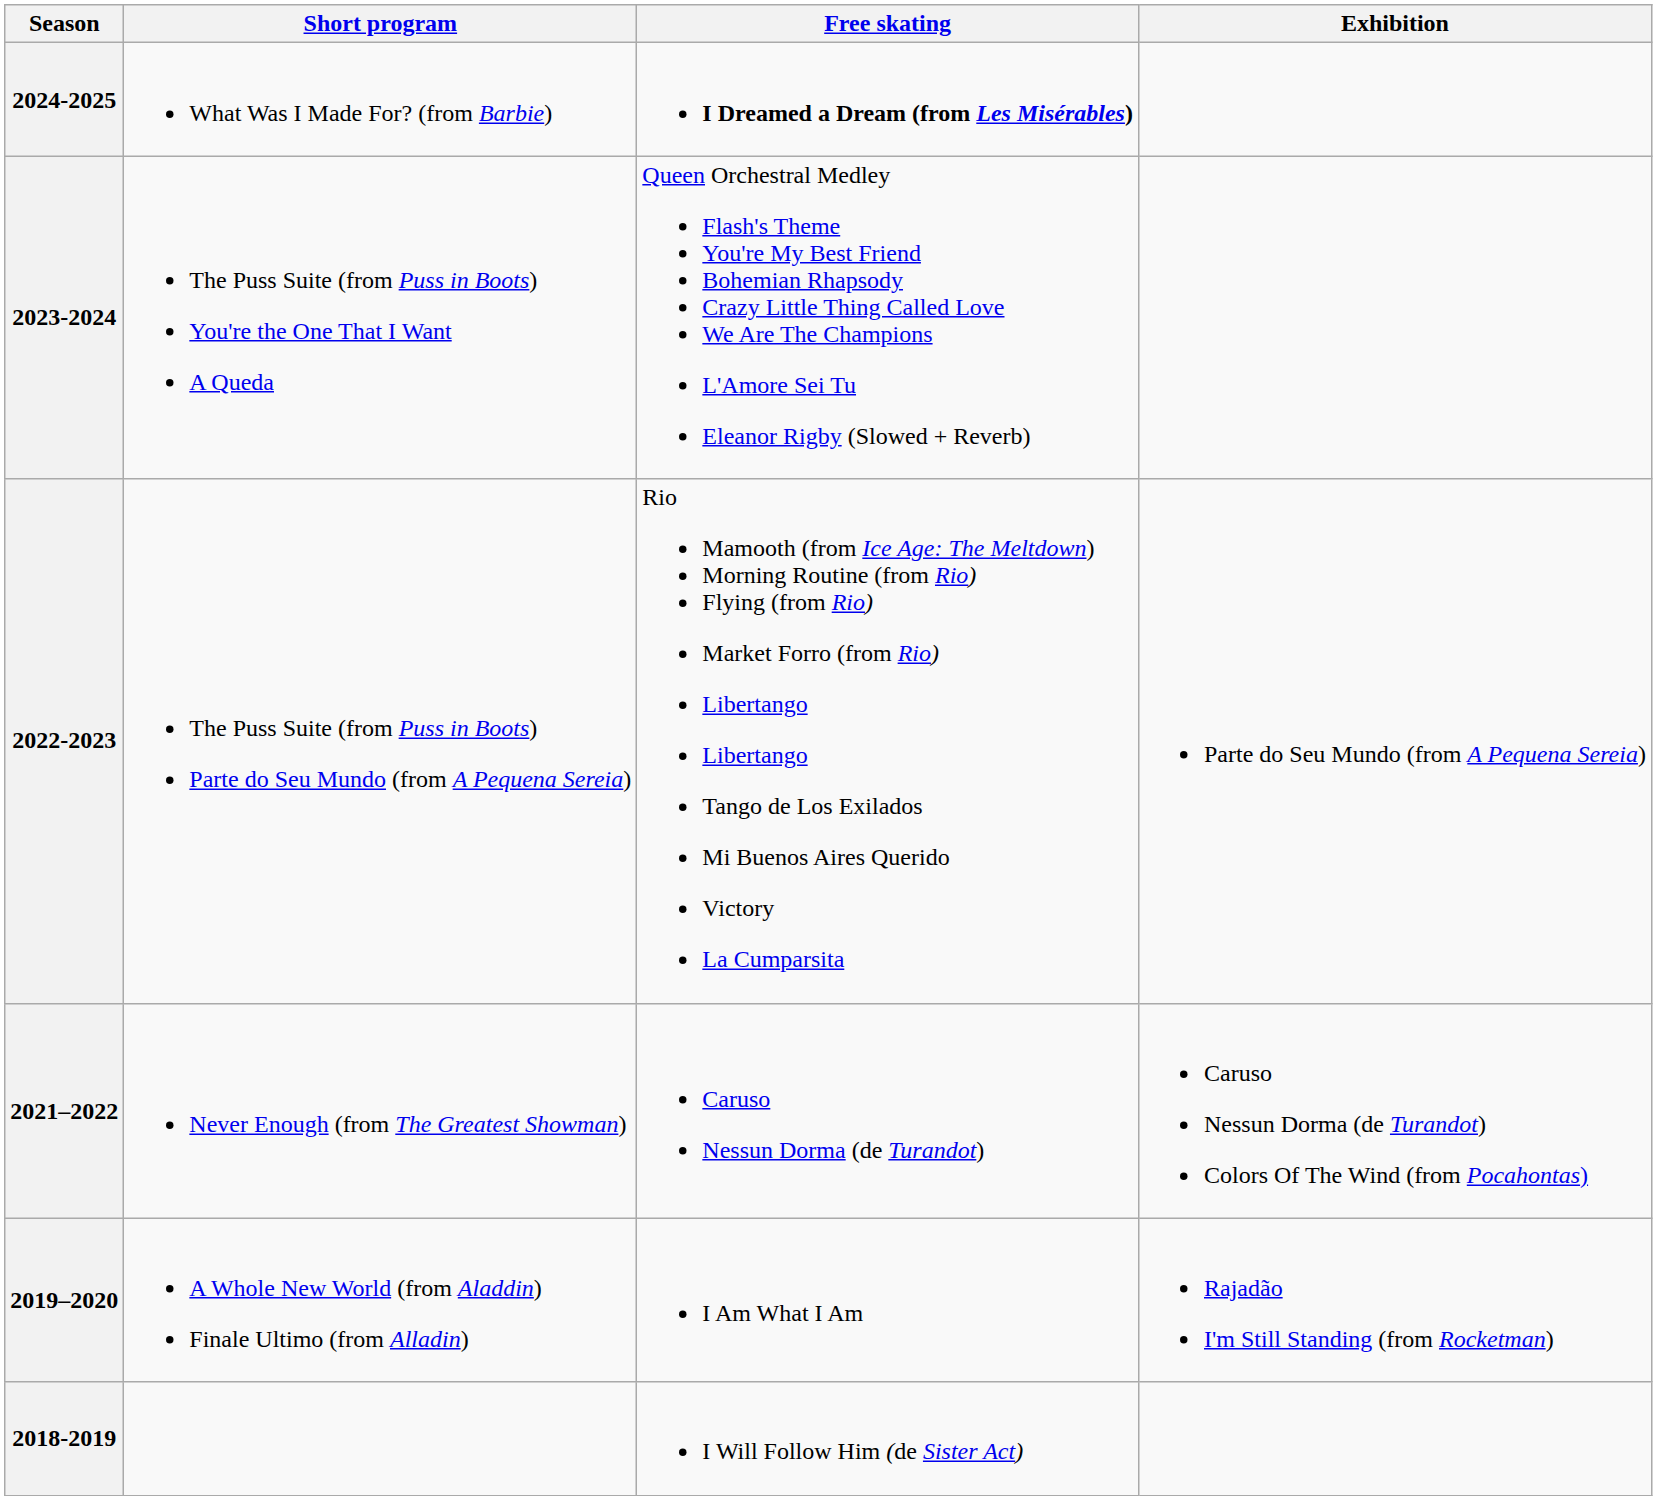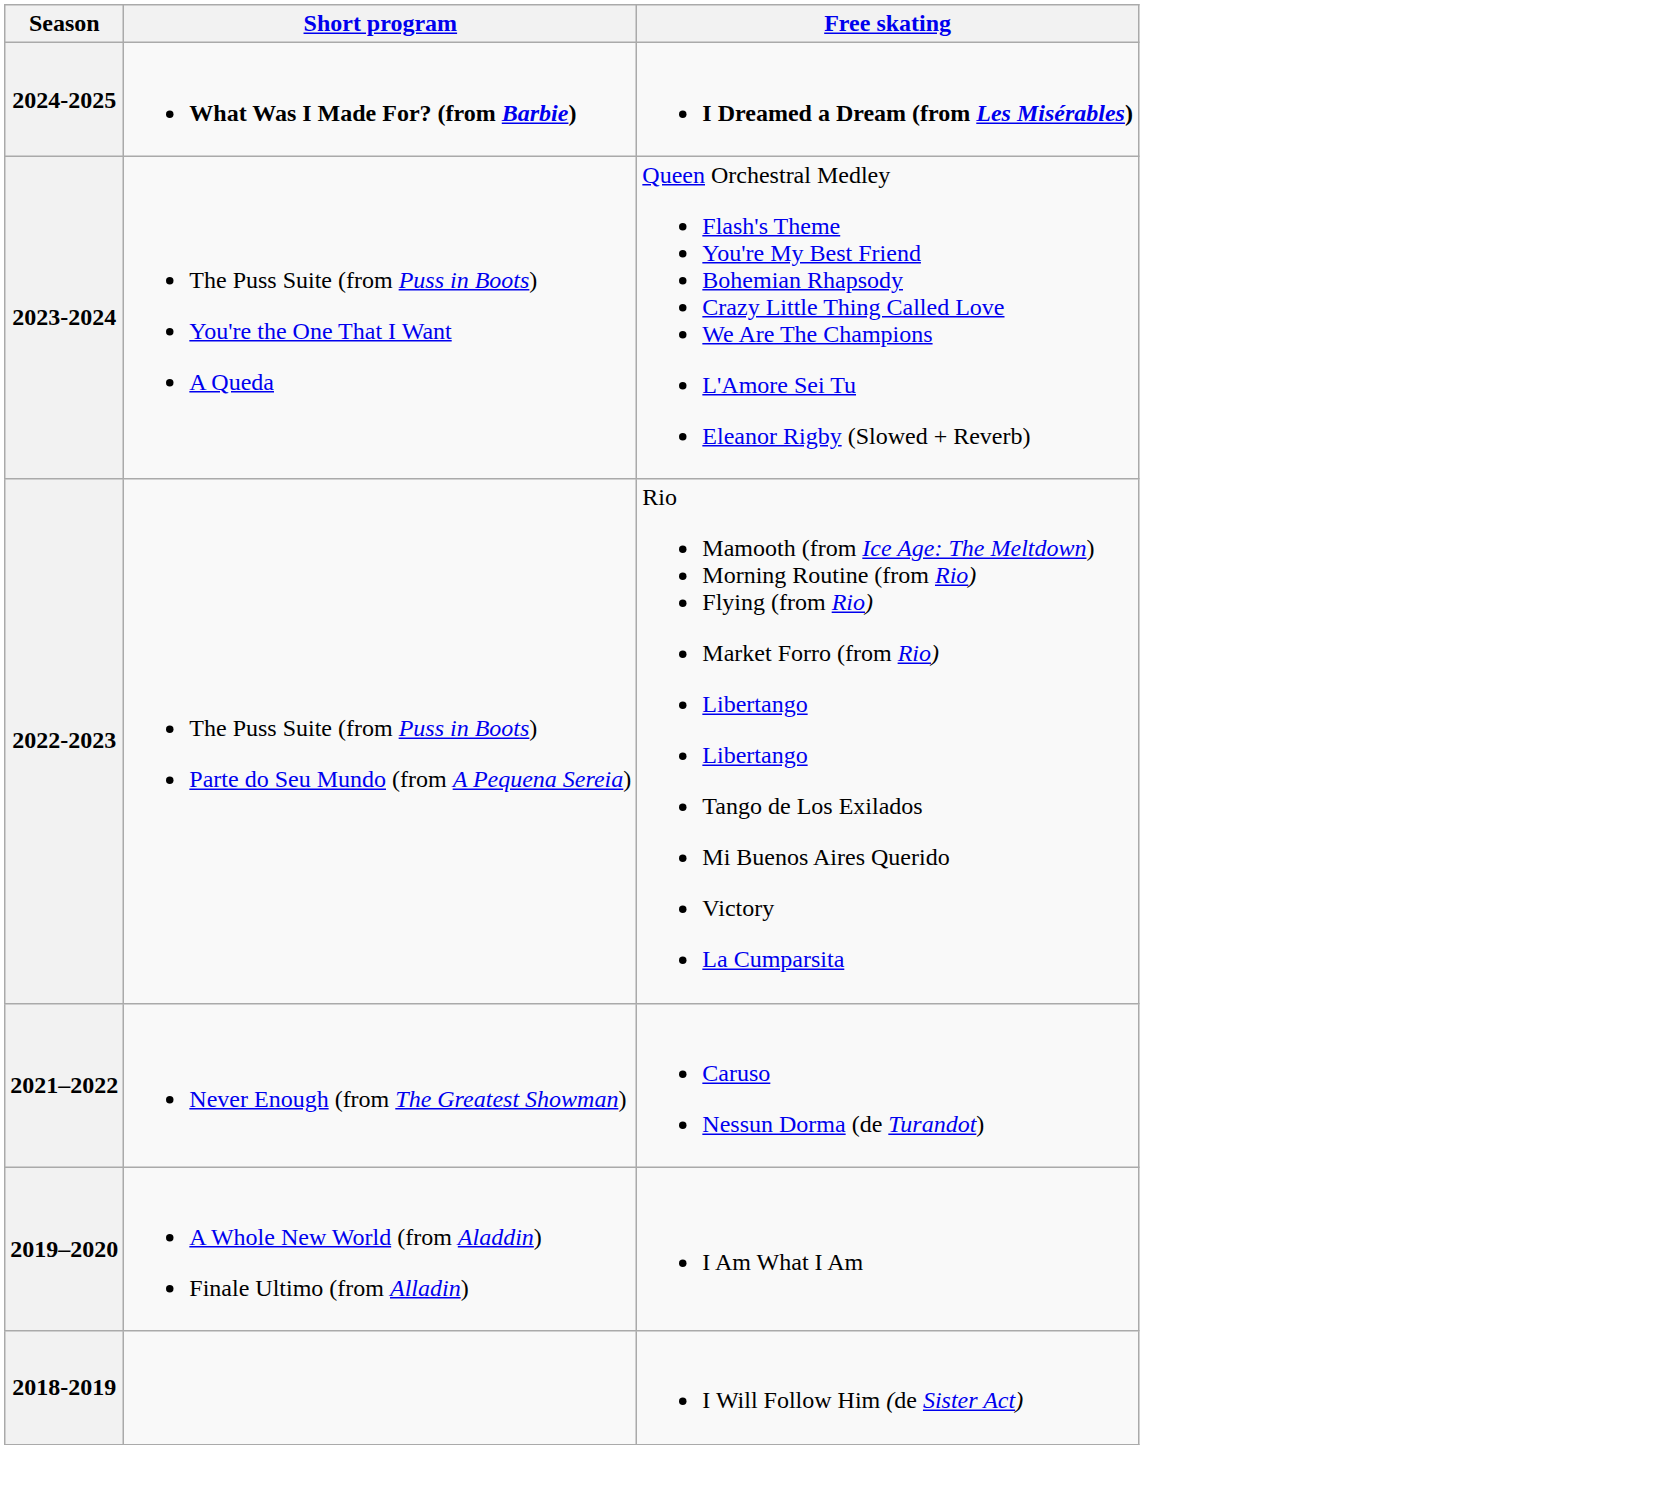- column: (1395, 23)
(380, 113) normal -> (380, 113) bold
